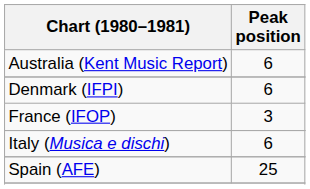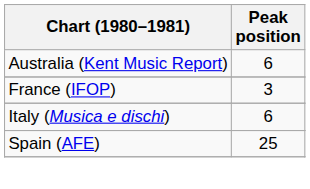- row: (66, 90)
